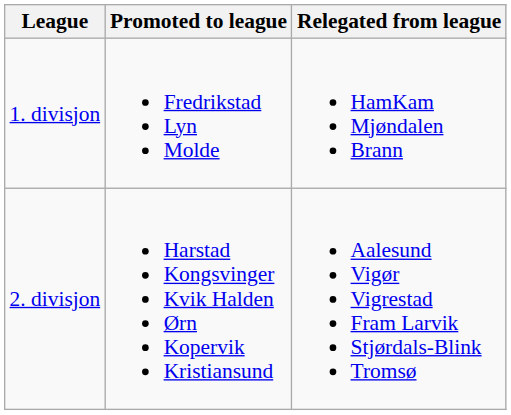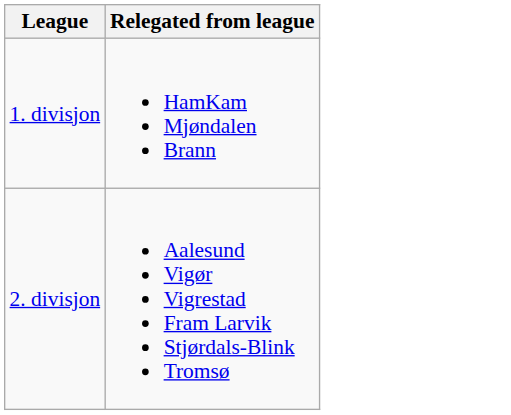- column: (199, 21)
